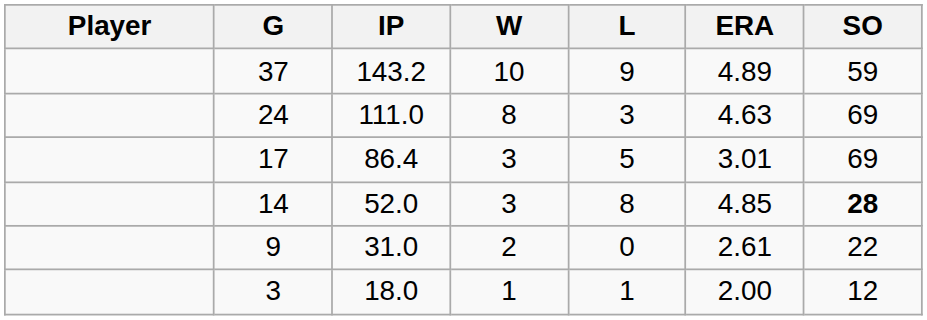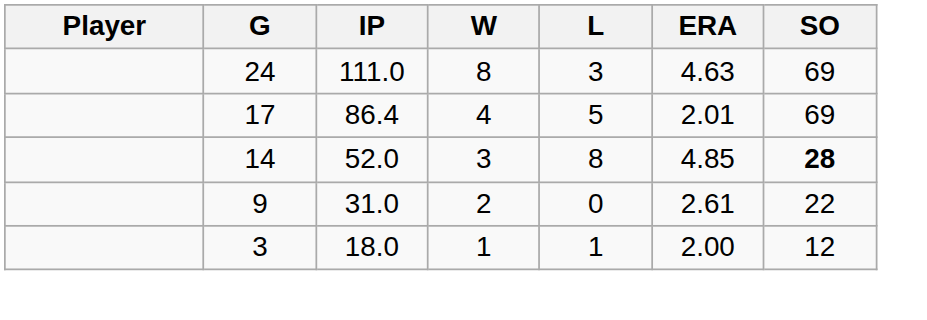- row: (273, 70)
(509, 159) 3 -> (484, 114) 4
(745, 159) 3.01 -> (708, 114) 2.01
